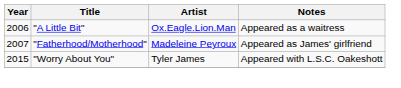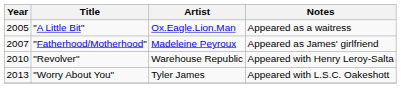(18, 28) 2006 -> (18, 28) 2005
+ row: (56, 59)
(18, 59) 2015 -> (18, 75) 2013
